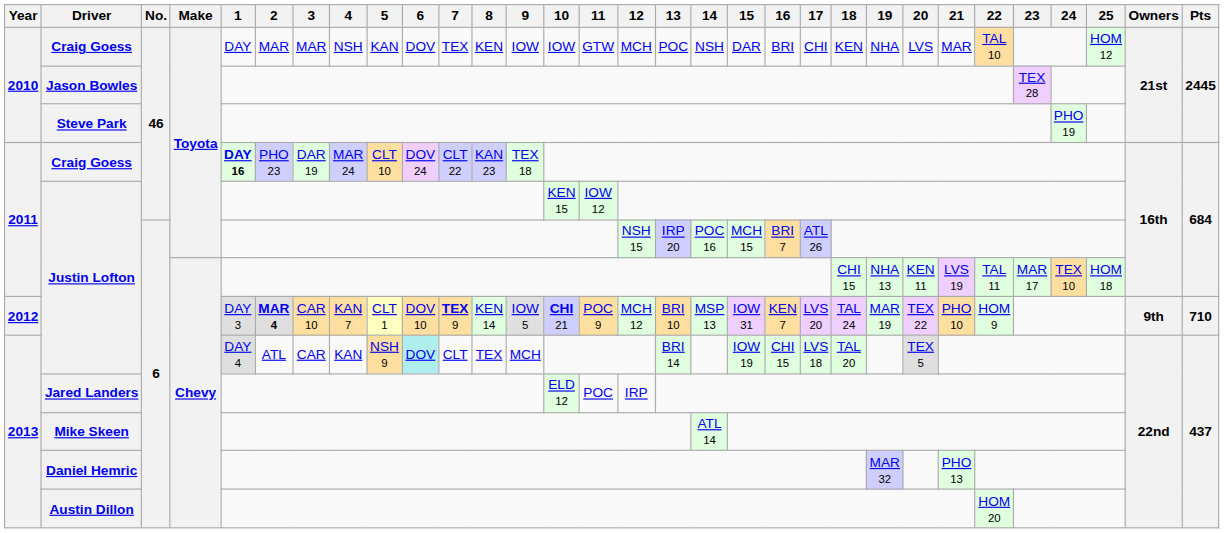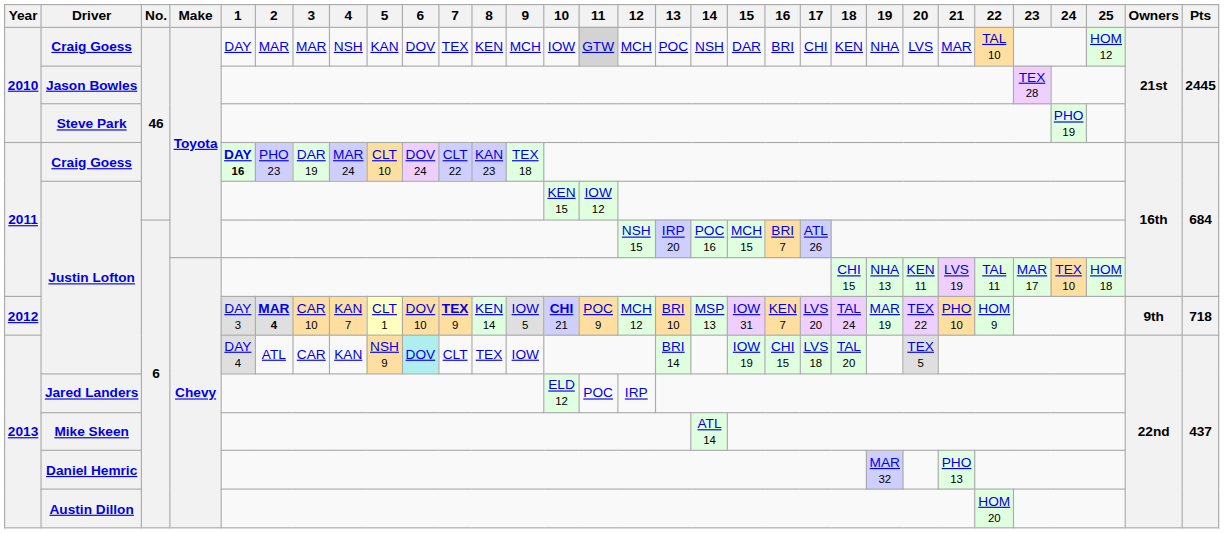(525, 46) IOW -> (525, 46) MCH
(598, 46) no background -> (598, 46) lightgrey background
(1201, 316) 710 -> (1201, 316) 718
(525, 354) MCH -> (525, 354) IOW
